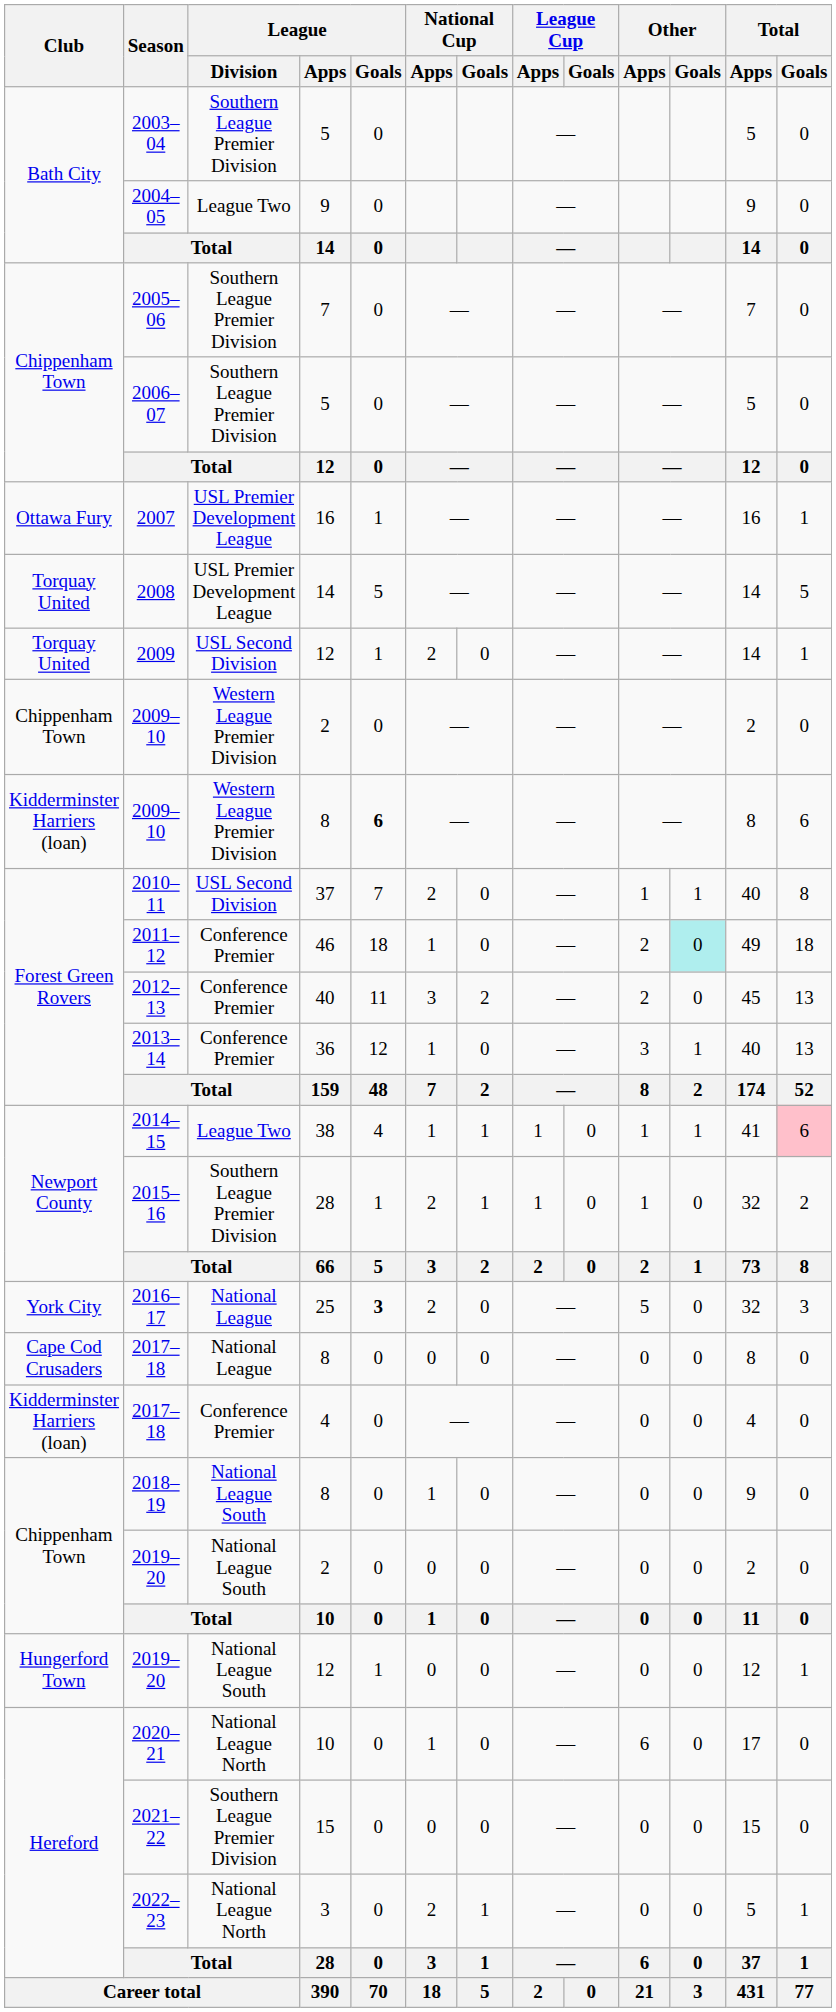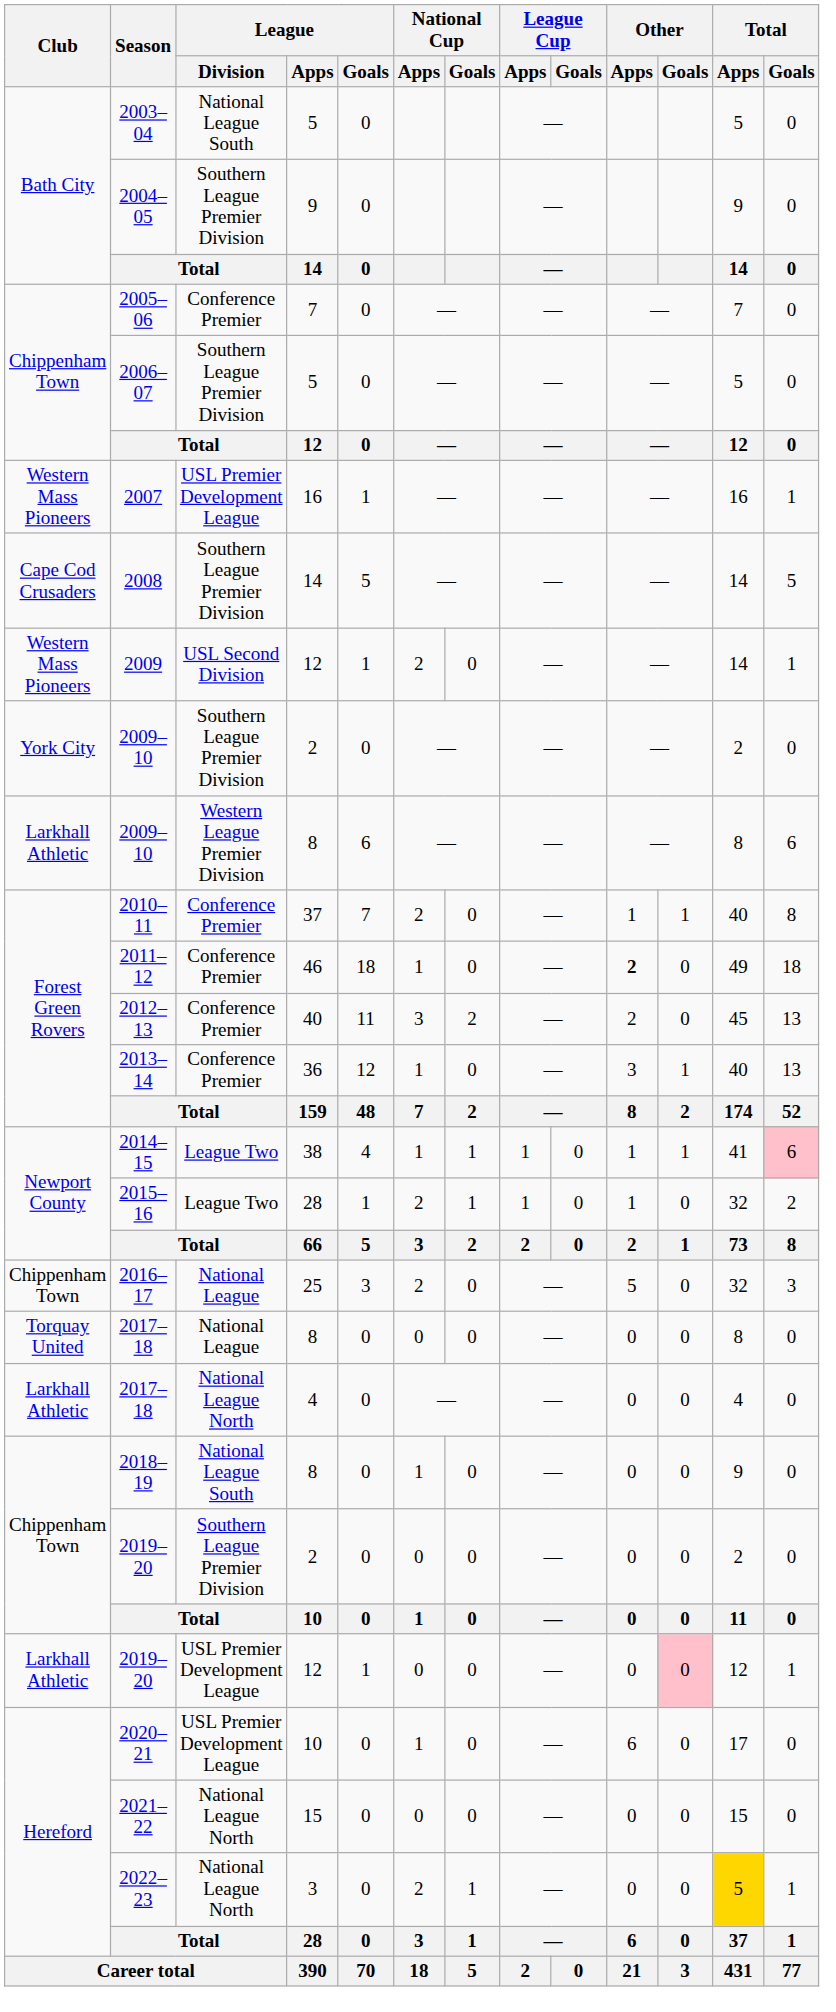(244, 133) Southern League Premier Division -> (231, 122) National League South
(244, 206) League Two -> (231, 206) Southern League Premier Division
(244, 309) Southern League Premier Division -> (231, 309) Conference Premier
(64, 518) Ottawa Fury -> (58, 496) Western Mass Pioneers
(64, 591) Torquay United -> (58, 580) Cape Cod Crusaders
(244, 591) USL Premier Development League -> (231, 580) Southern League Premier Division
(64, 653) Torquay United -> (58, 664) Western Mass Pioneers
(64, 726) Chippenham Town -> (58, 748) York City
(244, 726) Western League Premier Division -> (231, 748) Southern League Premier Division
(64, 821) Kidderminster Harriers (loan) -> (58, 842) Larkhall Athletic
(378, 821) bold -> (366, 842) normal
(244, 894) USL Second Division -> (231, 915) Conference Premier
(644, 945) normal -> (632, 967) bold
(698, 945) paleturquoise background -> (685, 967) no background
(244, 1203) Southern League Premier Division -> (231, 1203) League Two
(64, 1307) York City -> (58, 1285) Chippenham Town
(378, 1307) bold -> (366, 1285) normal
(64, 1358) Cape Cod Crusaders -> (58, 1337) Torquay United
(64, 1420) Kidderminster Harriers (loan) -> (58, 1399) Larkhall Athletic
(244, 1420) Conference Premier -> (231, 1399) National League North
(244, 1567) National League South -> (231, 1556) Southern League Premier Division
(64, 1670) Hungerford Town -> (58, 1670) Larkhall Athletic
(244, 1670) National League South -> (231, 1670) USL Premier Development League
(698, 1670) no background -> (685, 1670) pink background
(244, 1743) National League North -> (231, 1743) USL Premier Development League
(244, 1827) Southern League Premier Division -> (231, 1816) National League North
(751, 1910) no background -> (738, 1889) gold background
